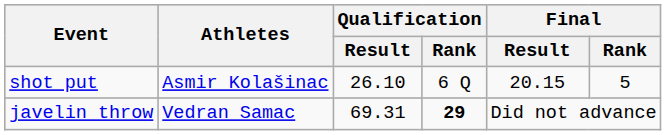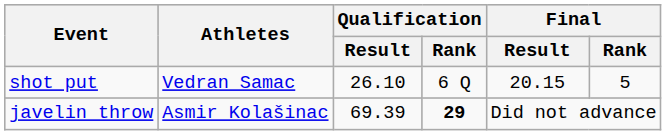(245, 82) Asmir Kolašinac -> (229, 82) Vedran Samac
(229, 113) Vedran Samac -> (245, 113) Asmir Kolašinac
(378, 113) 69.31 -> (378, 113) 69.39
